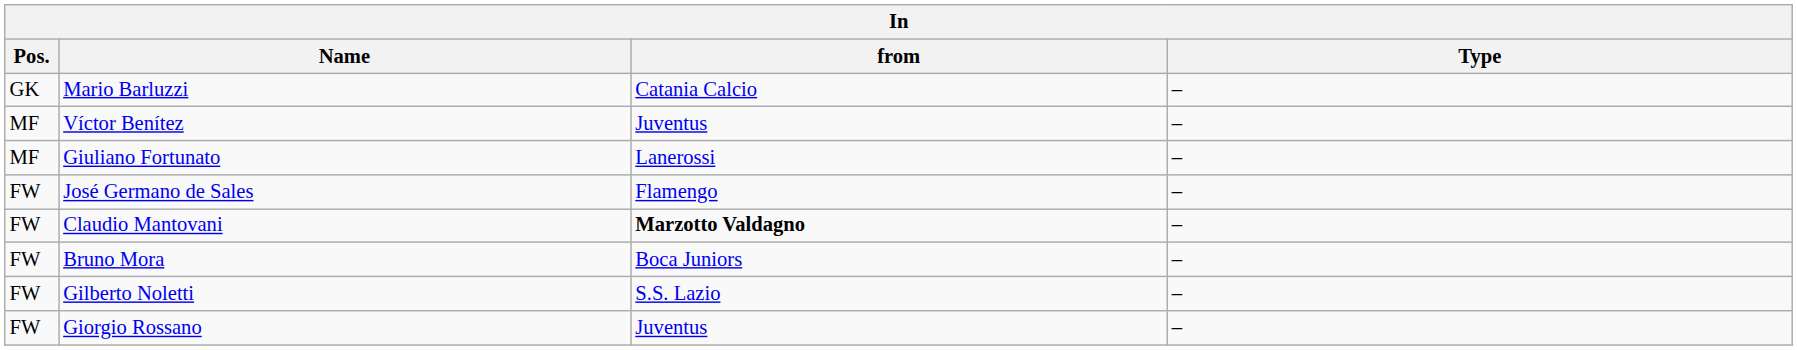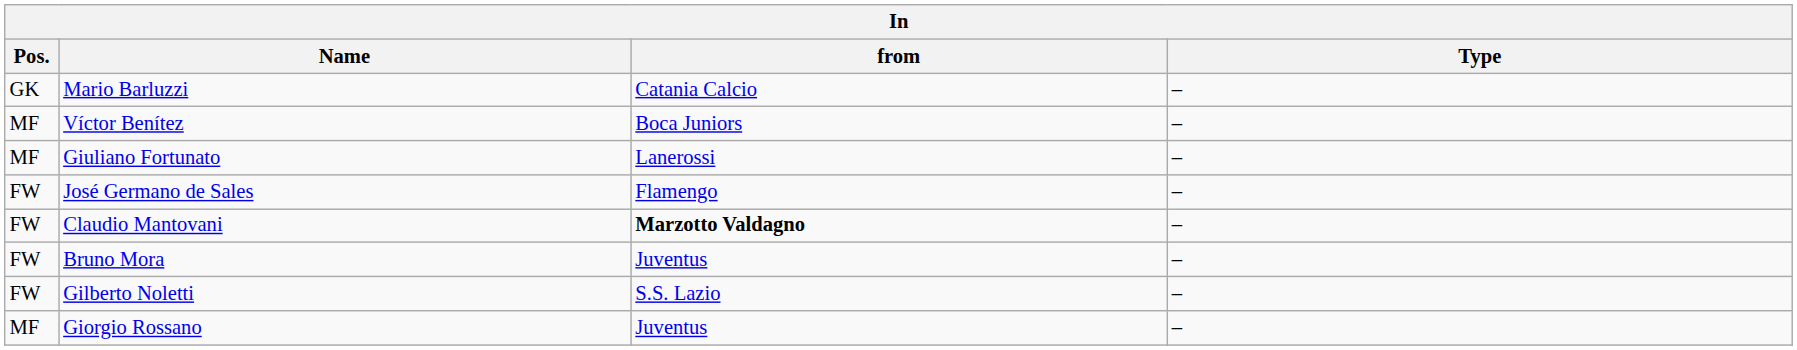(671, 123) Juventus -> (689, 123) Boca Juniors
(689, 259) Boca Juniors -> (671, 259) Juventus
(25, 327) FW -> (24, 327) MF
